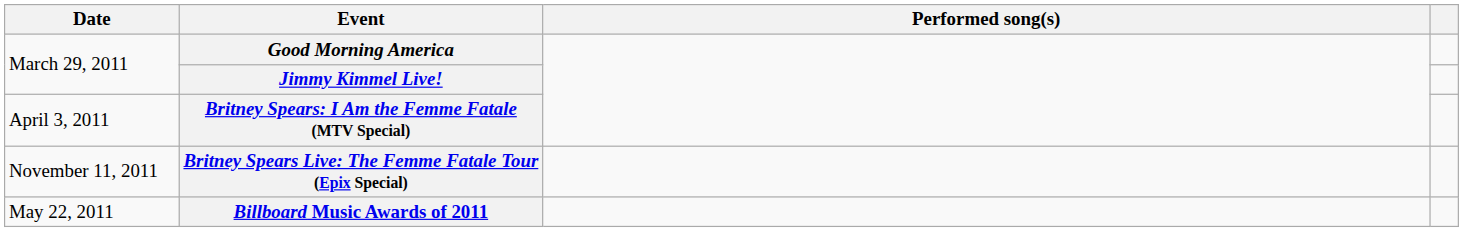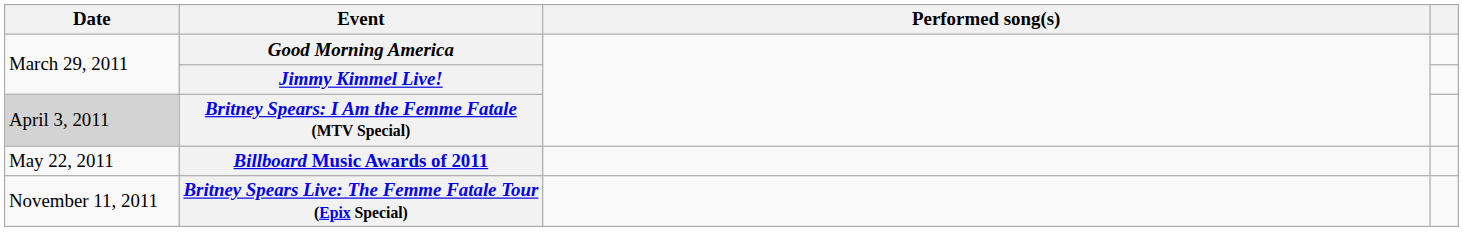(59, 119) no background -> (59, 119) lightgrey background
rows swapped: (361, 211) <-> (361, 171)
